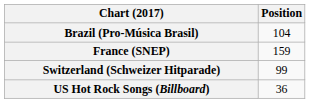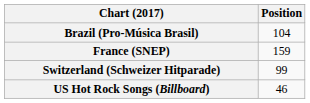(282, 88) 36 -> (282, 88) 46
